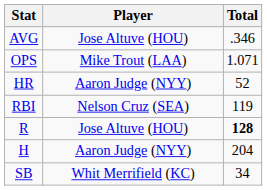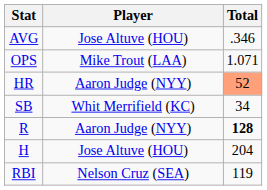(242, 83) no background -> (242, 83) lightsalmon background
rows swapped: (24, 106) <-> (24, 173)
(133, 128) Jose Altuve (HOU) -> (133, 128) Aaron Judge (NYY)
(133, 151) Aaron Judge (NYY) -> (133, 151) Jose Altuve (HOU)
